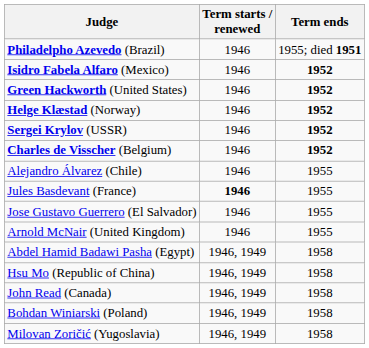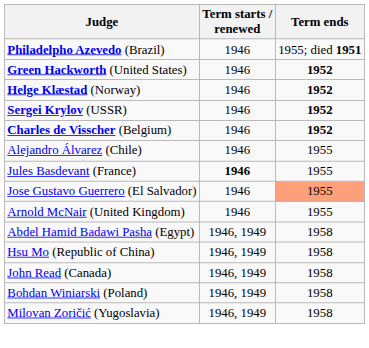- row: (88, 69)
(320, 211) no background -> (320, 191) lightsalmon background
